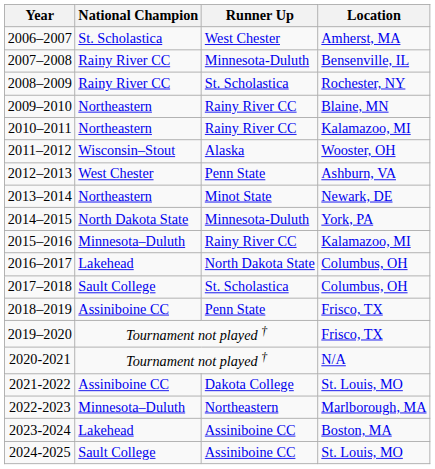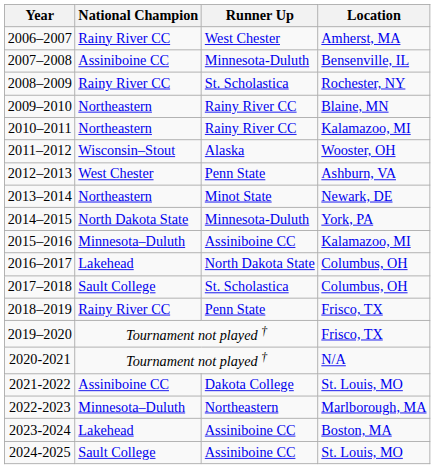(120, 38) St. Scholastica -> (124, 38) Rainy River CC
(124, 60) Rainy River CC -> (124, 60) Assiniboine CC
(251, 241) Rainy River CC -> (250, 241) Assiniboine CC
(124, 309) Assiniboine CC -> (124, 309) Rainy River CC
